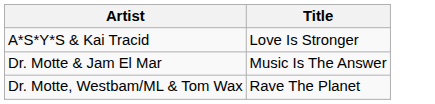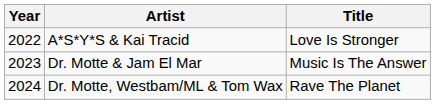+ column: (24, 16)
